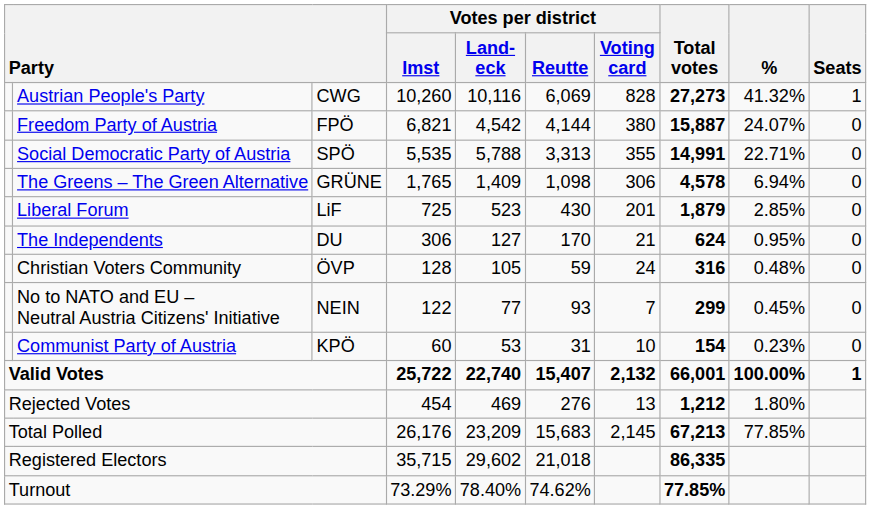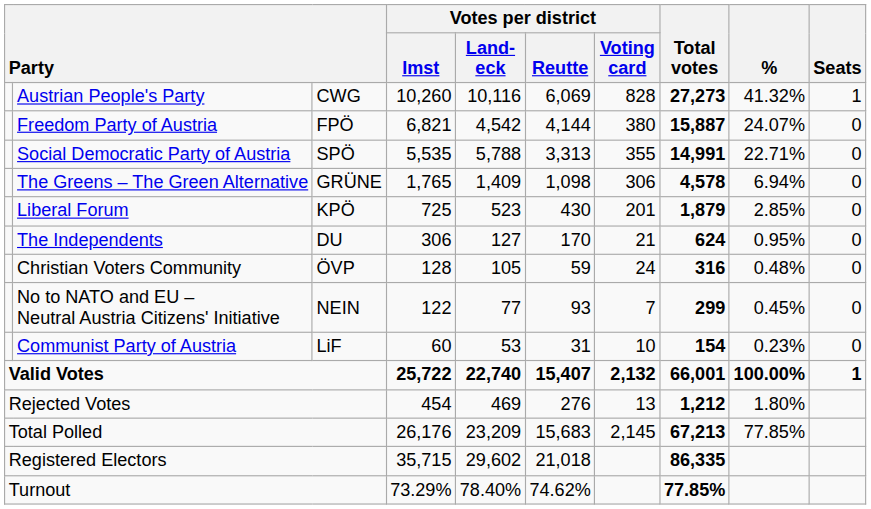(329, 211) LiF -> (336, 211) KPÖ
(336, 346) KPÖ -> (329, 346) LiF
